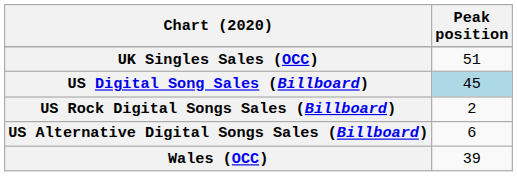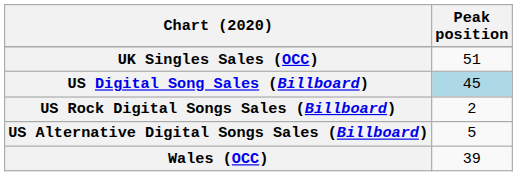(472, 134) 6 -> (472, 134) 5
